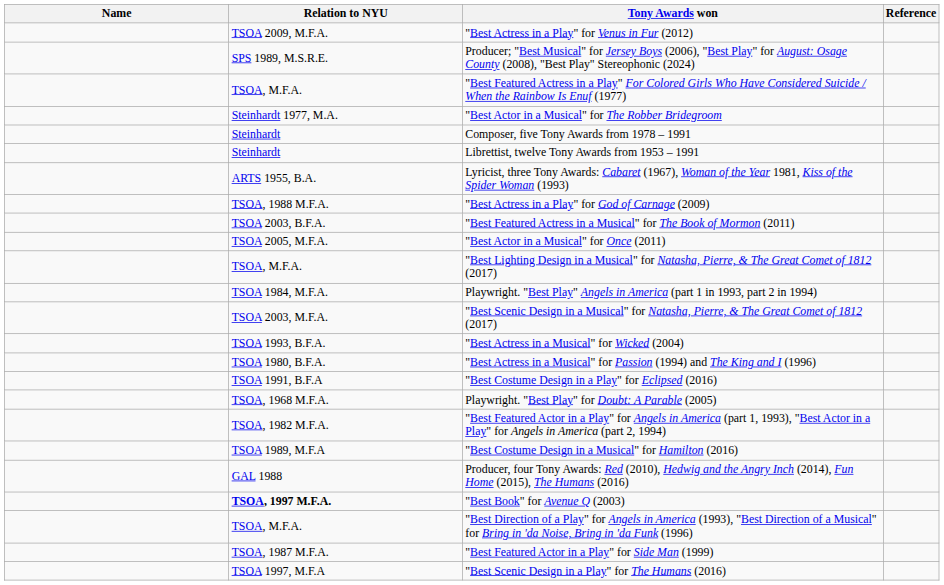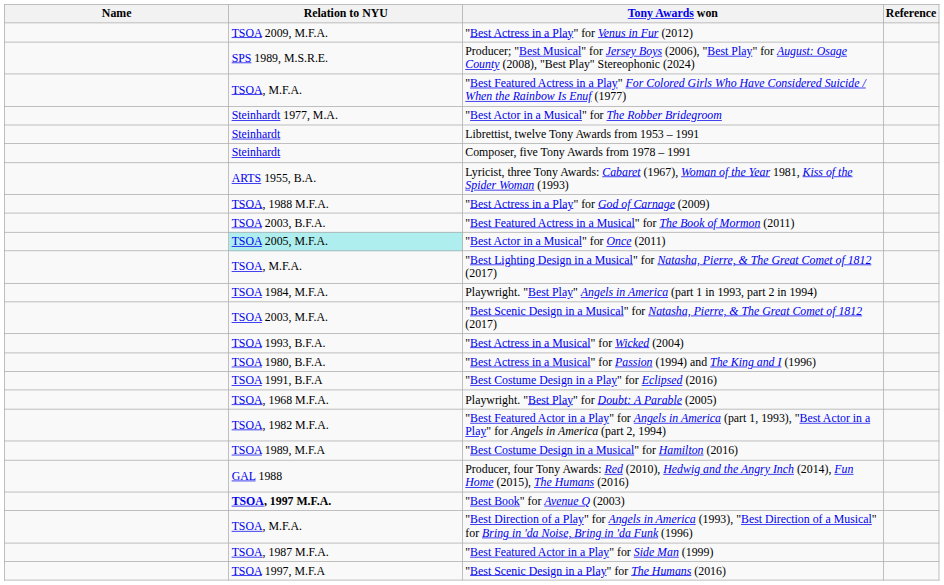rows swapped: (578, 134) <-> (582, 153)
(280, 241) no background -> (280, 241) paleturquoise background
